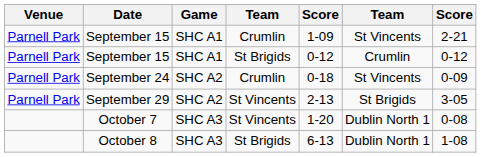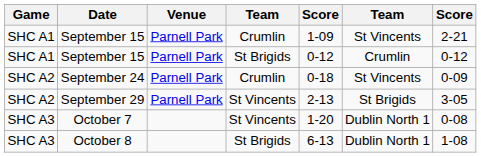columns swapped: (199, 15) <-> (44, 15)
